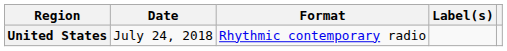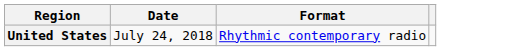- column: (463, 15)
